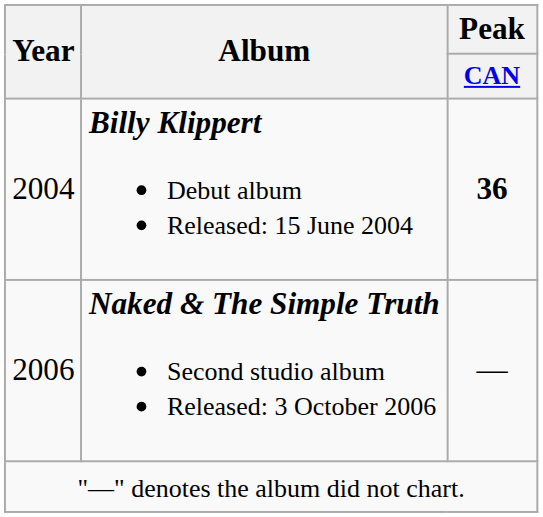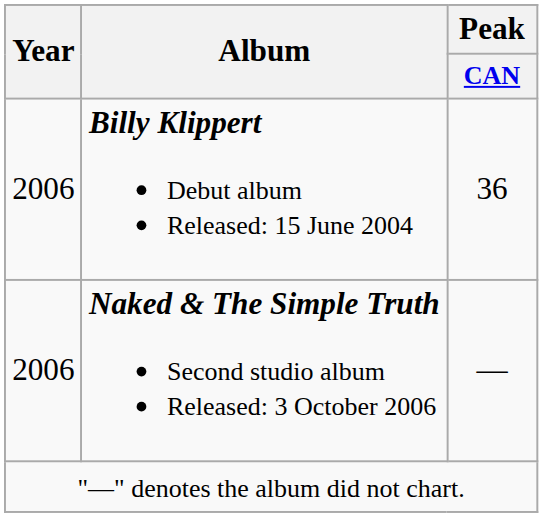(43, 188) 2004 -> (43, 188) 2006
(492, 188) bold -> (492, 188) normal
